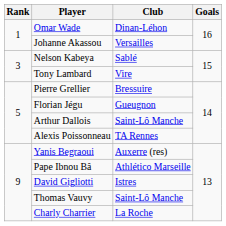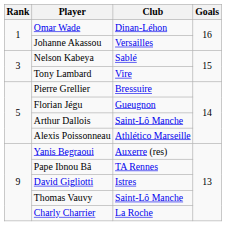(136, 136) TA Rennes -> (153, 136) Athlético Marseille
(153, 167) Athlético Marseille -> (136, 167) TA Rennes
